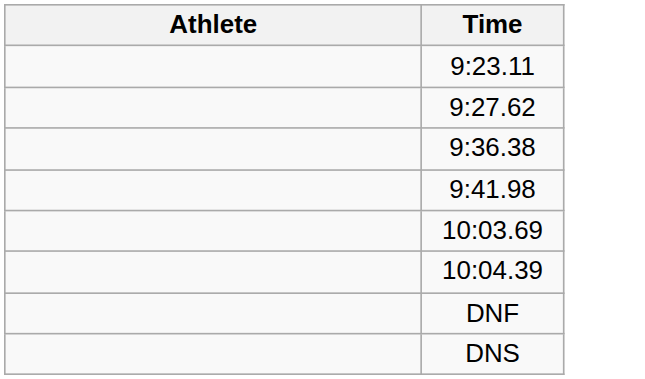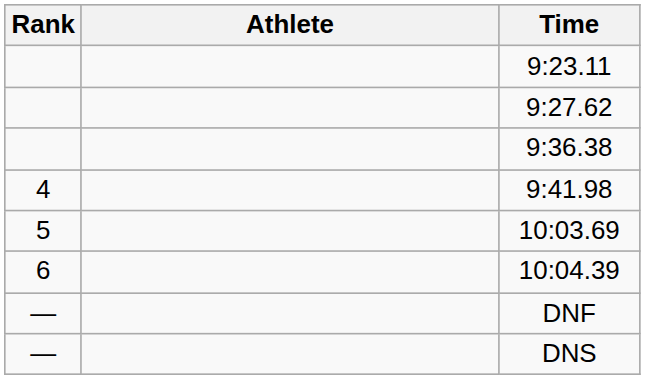+ column: (43, 25)
